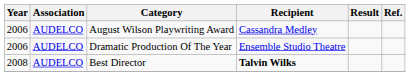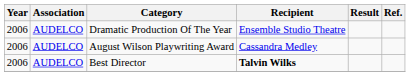rows swapped: (161, 46) <-> (162, 29)
(17, 63) 2008 -> (17, 63) 2006
